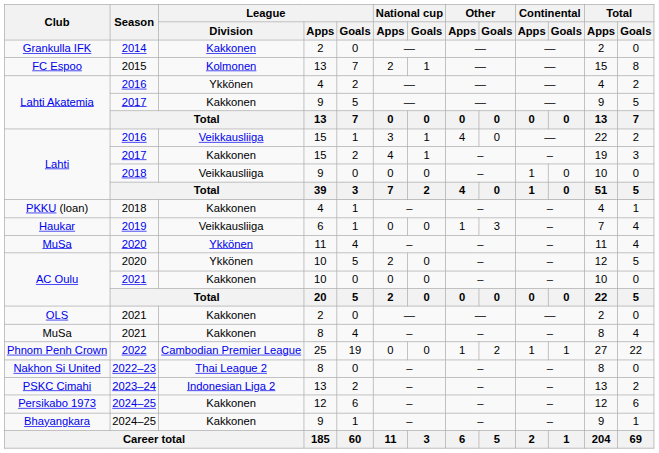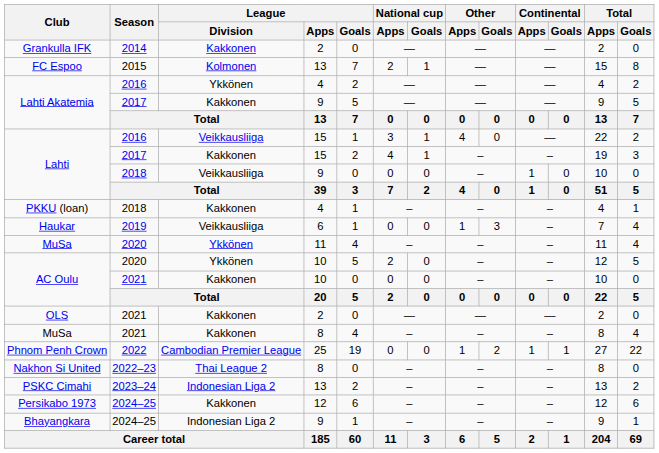(231, 421) Kakkonen -> (231, 421) Indonesian Liga 2
